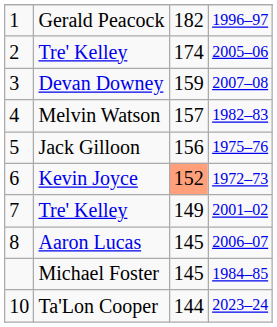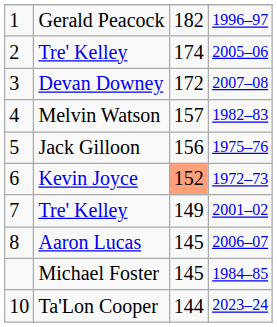(189, 83) 159 -> (189, 83) 172
